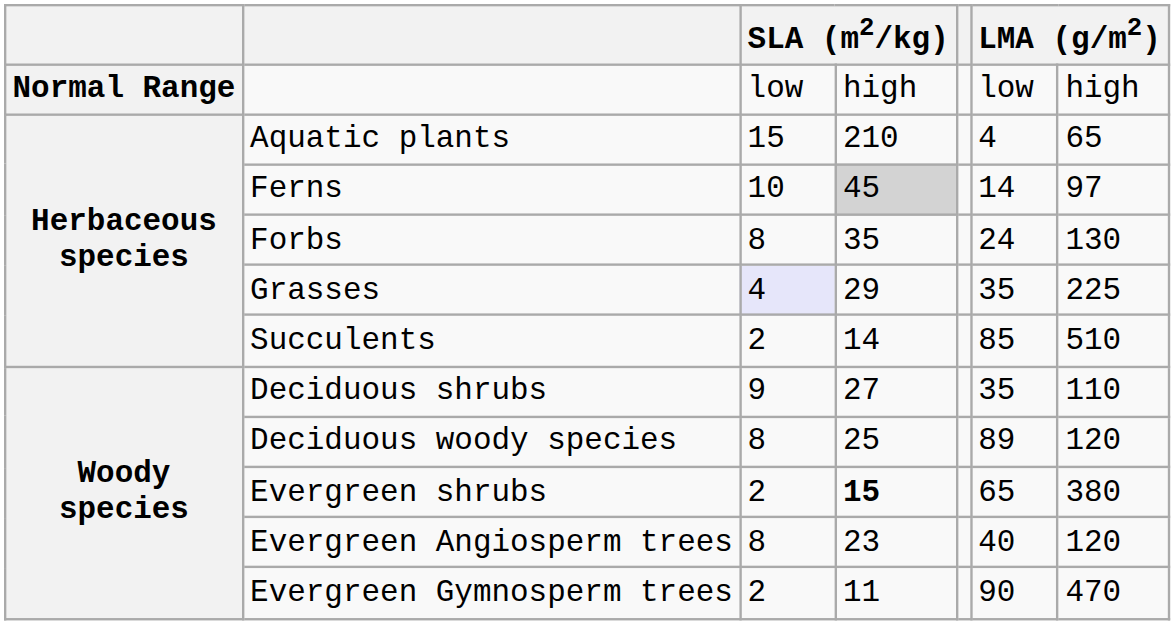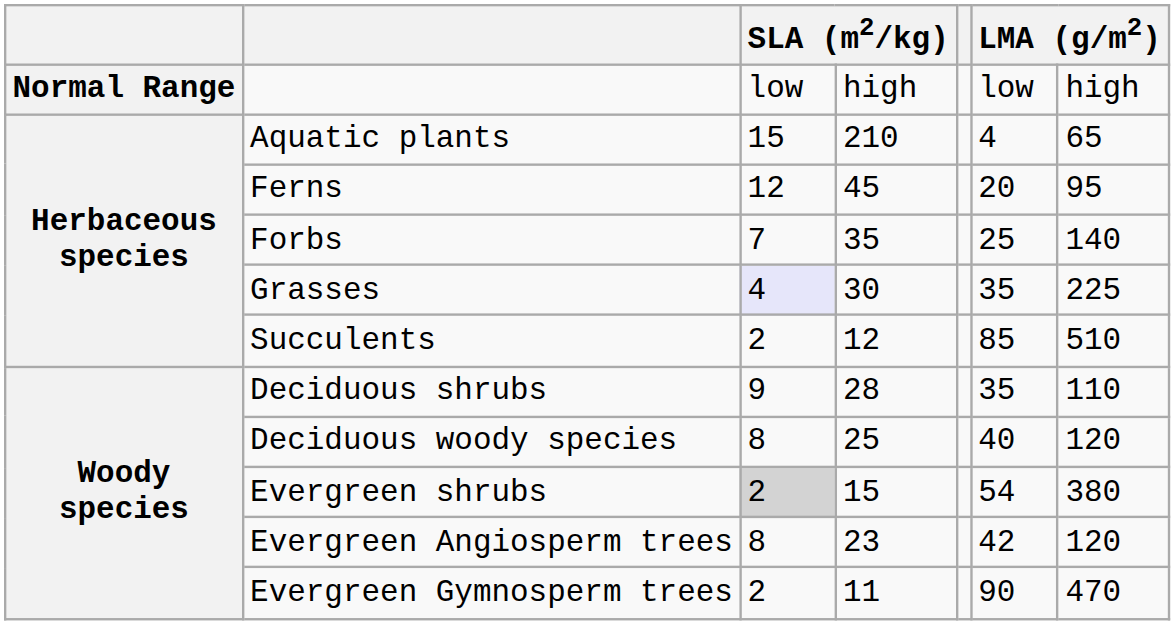(766, 190) 10 -> (766, 190) 12
(862, 190) lightgrey background -> (862, 190) no background
(997, 190) 14 -> (997, 190) 20
(1084, 190) 97 -> (1084, 190) 95
(757, 240) 8 -> (757, 240) 7
(997, 240) 24 -> (997, 240) 25
(1093, 240) 130 -> (1093, 240) 140
(862, 290) 29 -> (862, 290) 30
(862, 341) 14 -> (862, 341) 12
(862, 391) 27 -> (862, 391) 28
(997, 442) 89 -> (997, 442) 40
(757, 492) no background -> (757, 492) lightgrey background
(862, 492) bold -> (862, 492) normal
(997, 492) 65 -> (997, 492) 54
(997, 543) 40 -> (997, 543) 42
